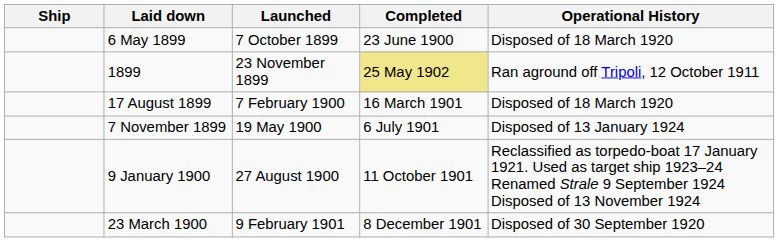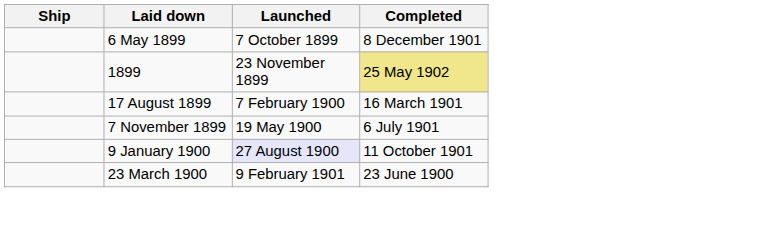- column: (631, 16)
(408, 39) 23 June 1900 -> (422, 39) 8 December 1901
(287, 176) no background -> (287, 151) lavender background
(422, 224) 8 December 1901 -> (408, 174) 23 June 1900
